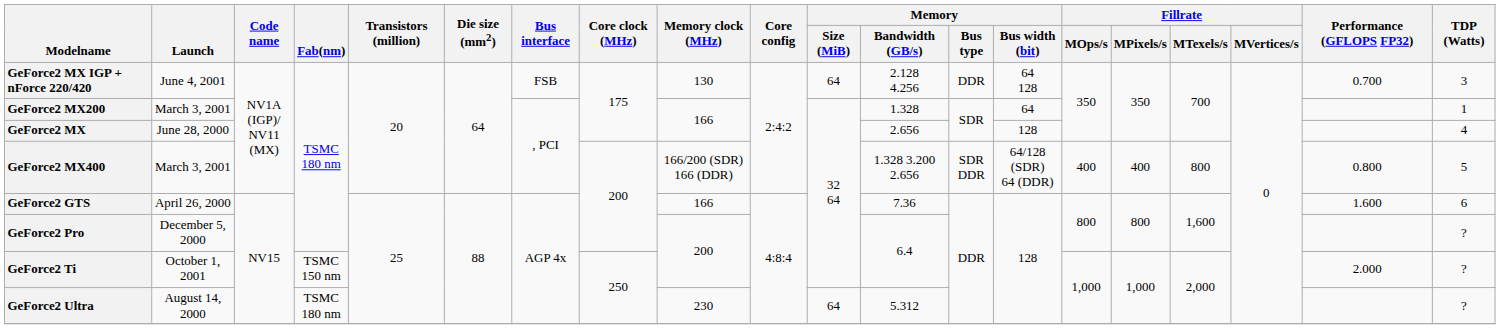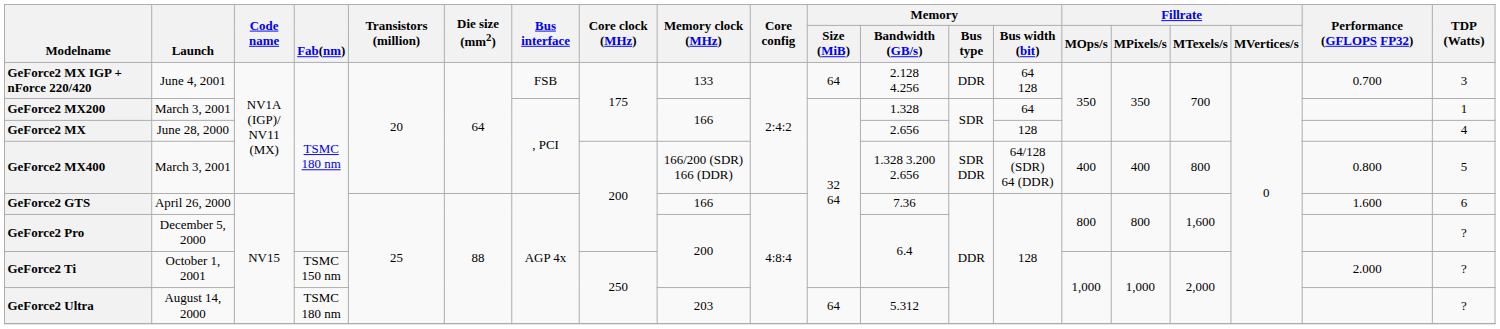(704, 80) 130 -> (704, 80) 133
(704, 305) 230 -> (704, 305) 203
